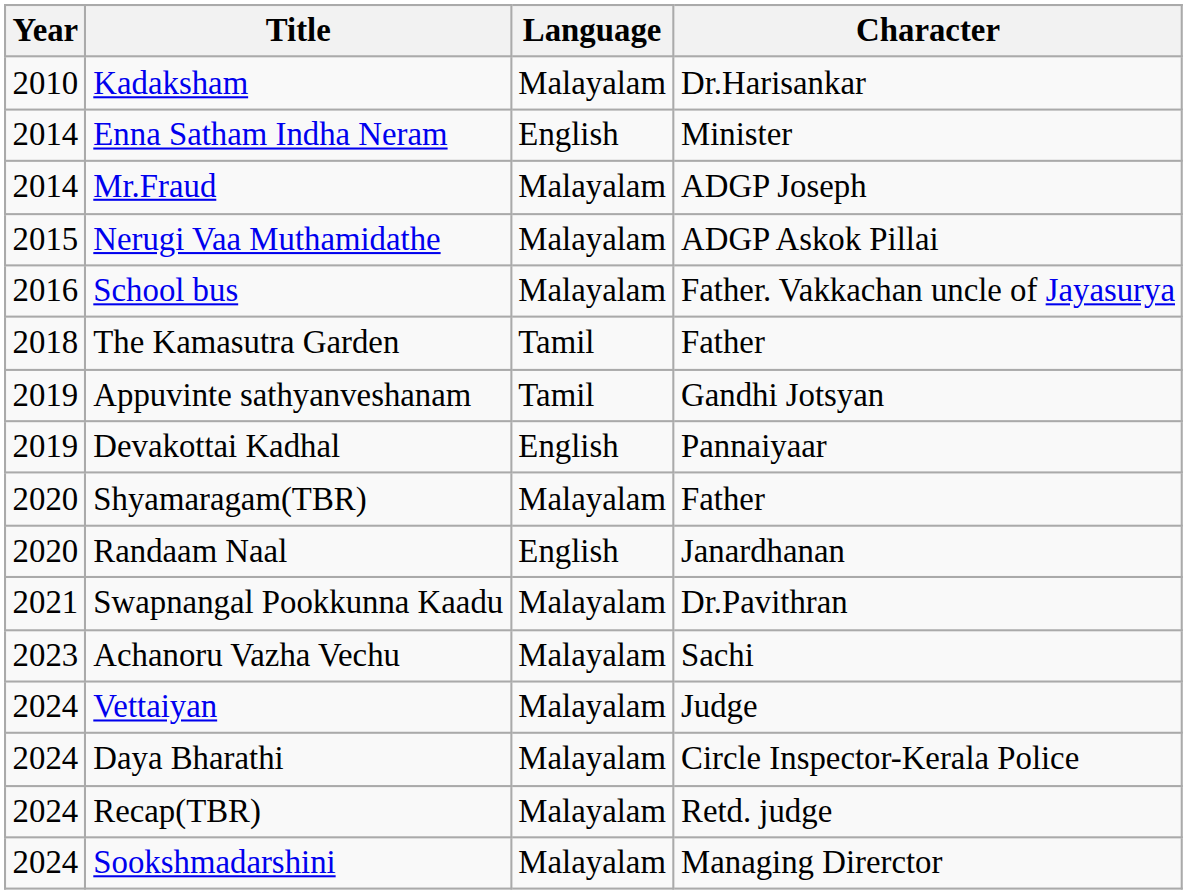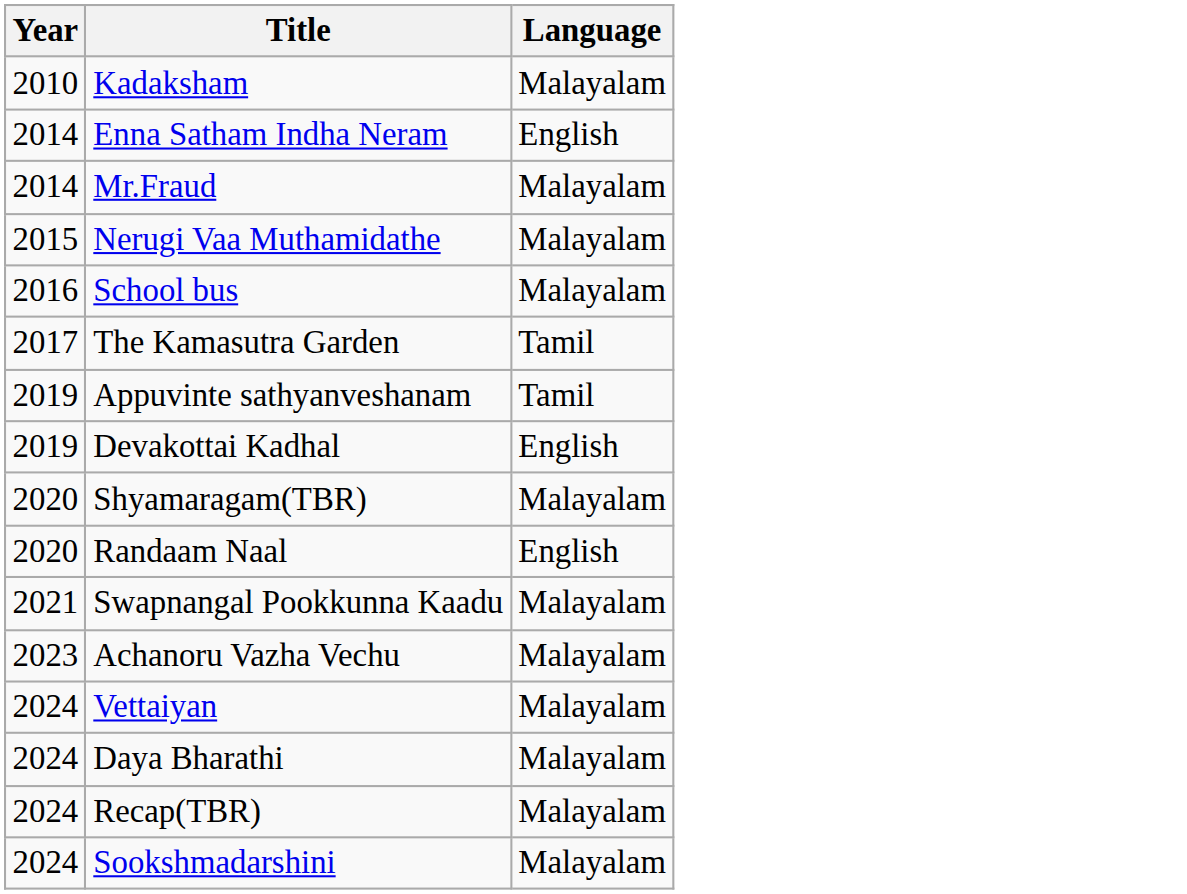- column: (928, 30)
(45, 342) 2018 -> (45, 342) 2017
